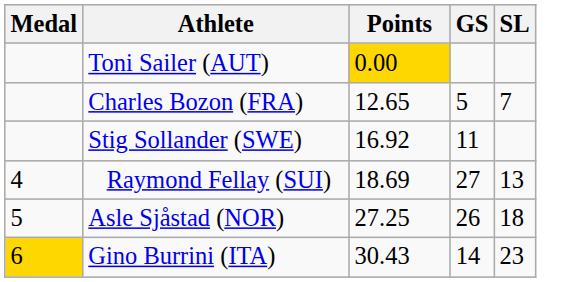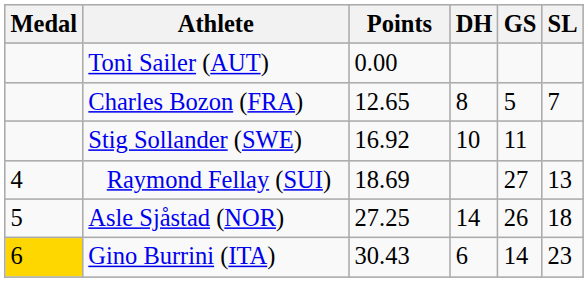+ column: (474, 23)
(376, 62) gold background -> (376, 62) no background
